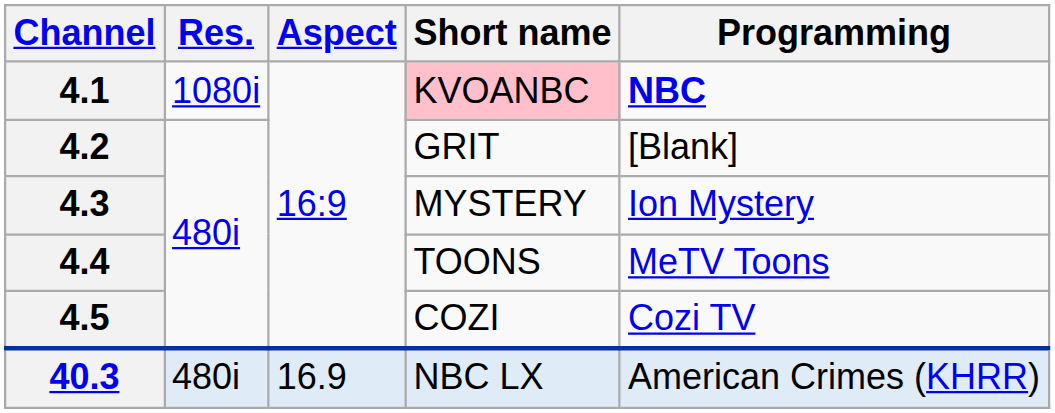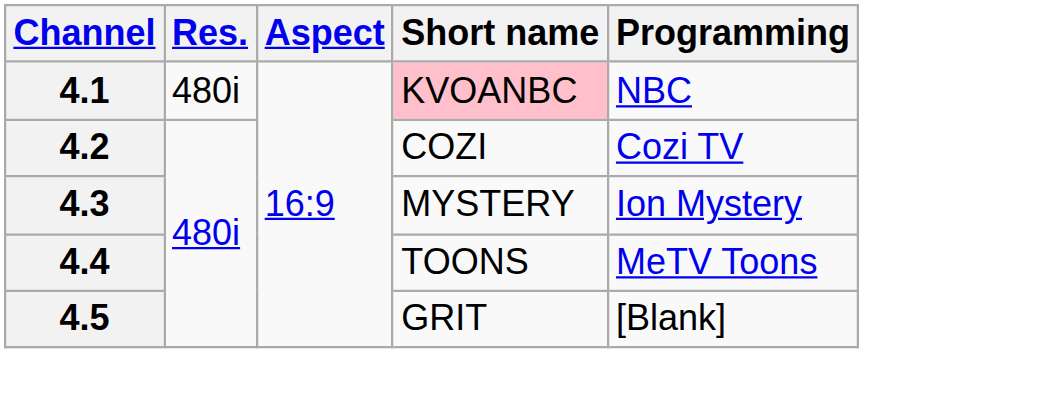(216, 90) 1080i -> (206, 90) 480i
(667, 90) bold -> (654, 90) normal
(456, 147) GRIT -> (444, 147) COZI
(683, 147) [Blank] -> (680, 147) Cozi TV
(456, 318) COZI -> (444, 318) GRIT
(692, 318) Cozi TV -> (671, 318) [Blank]
- row: (84, 377)
